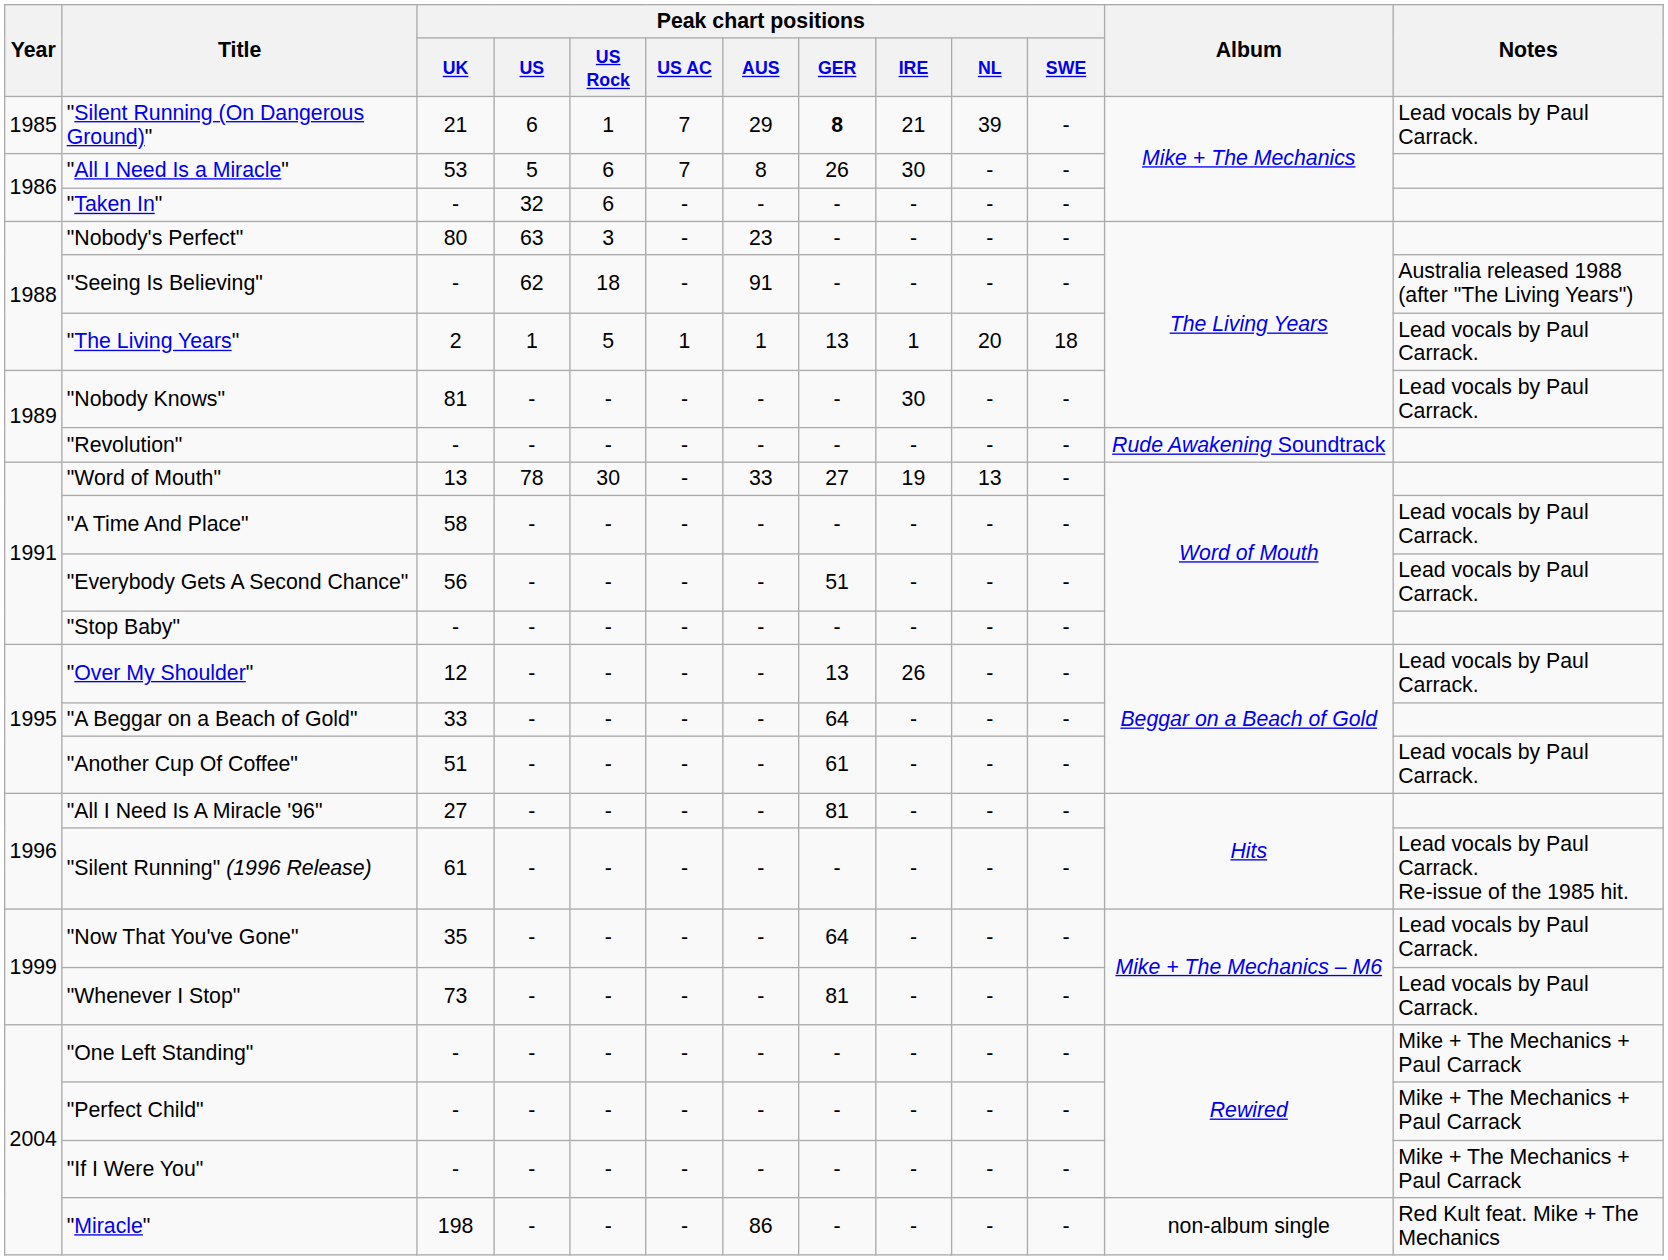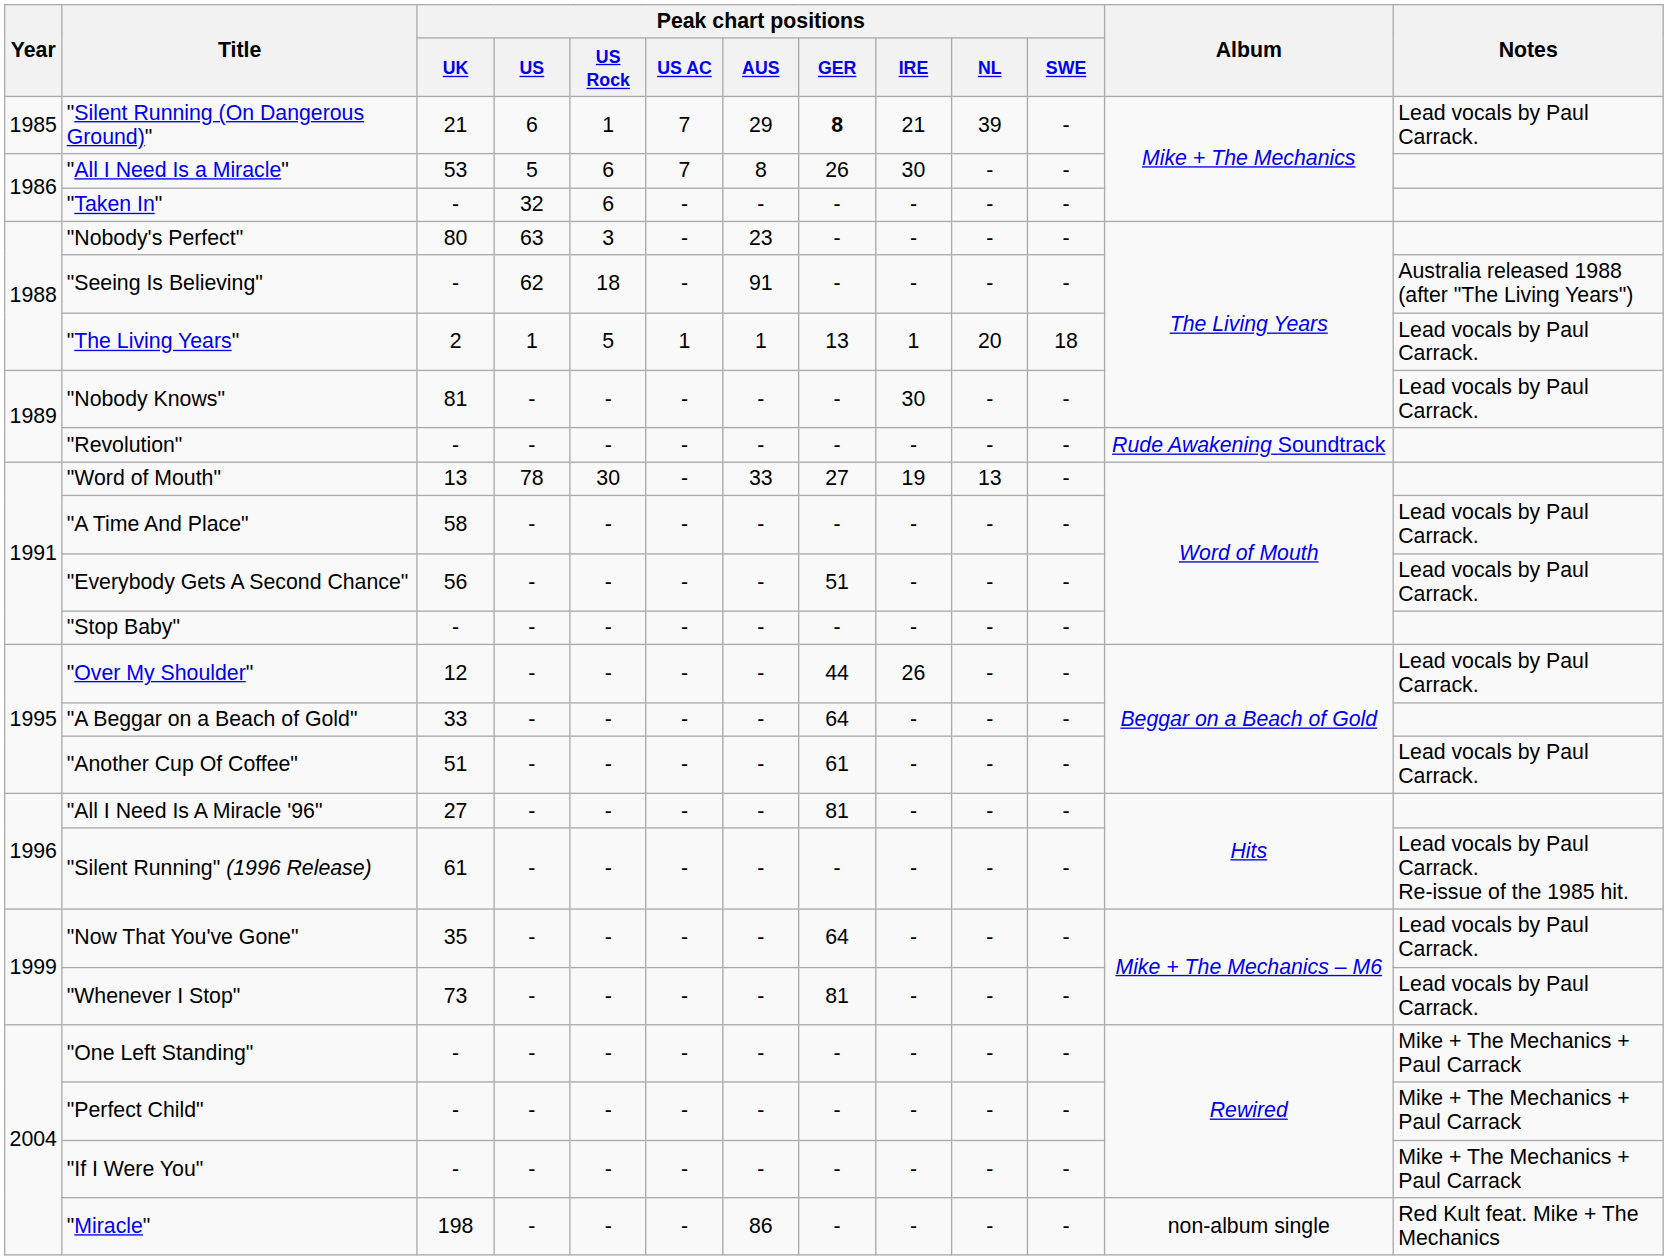(837, 673) 13 -> (837, 673) 44
